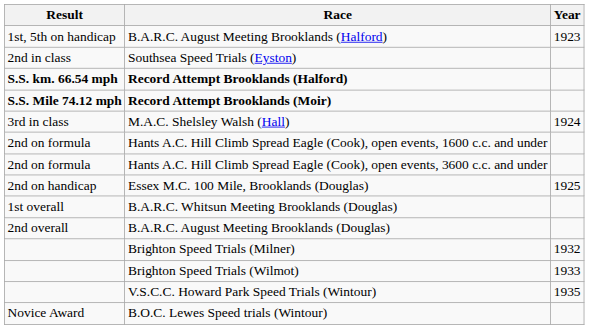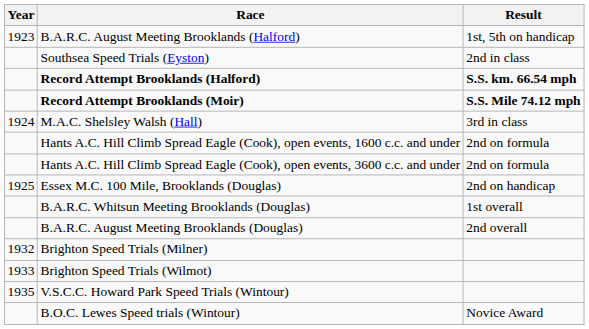columns swapped: (567, 15) <-> (65, 15)
